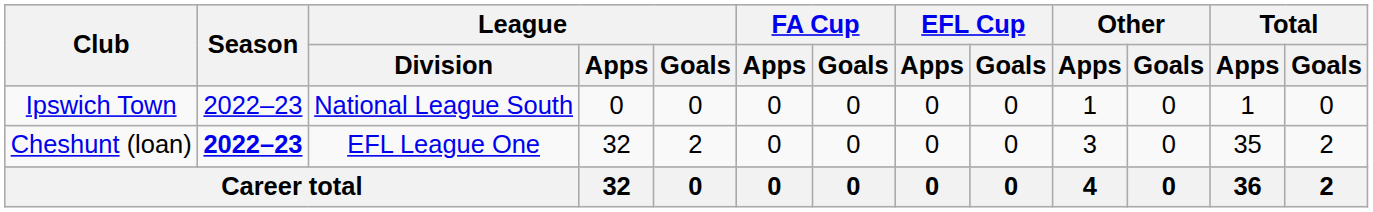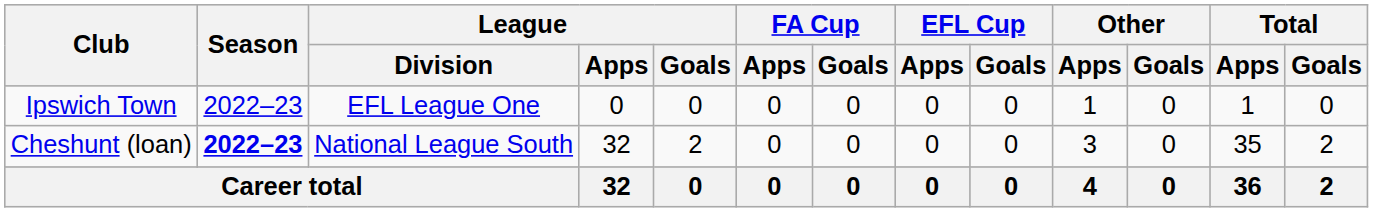(444, 105) National League South -> (444, 105) EFL League One
(444, 145) EFL League One -> (444, 145) National League South
